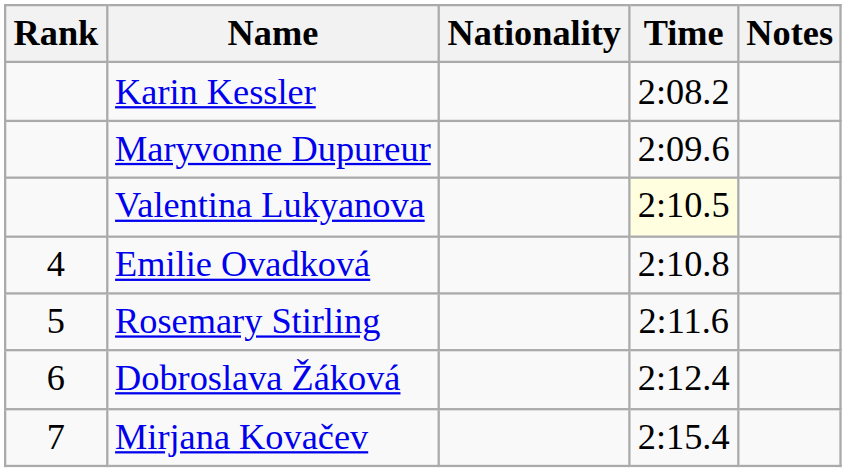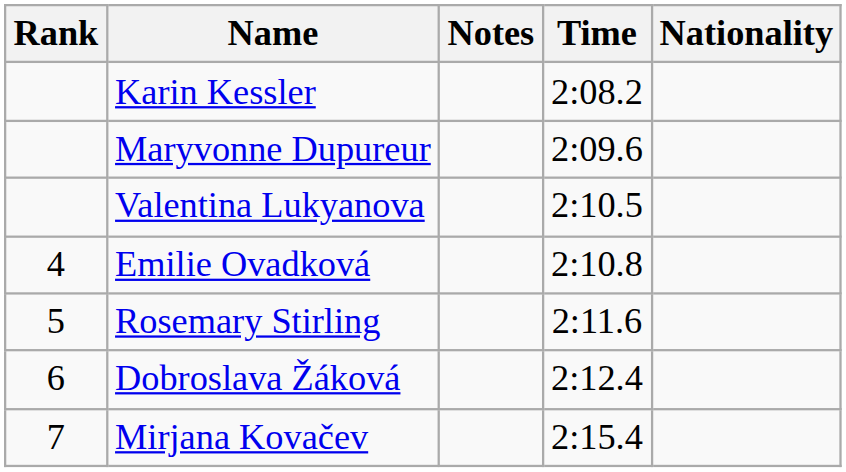columns swapped: (534, 33) <-> (790, 33)
(684, 206) lightyellow background -> (597, 206) no background
